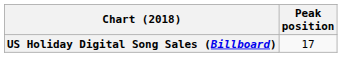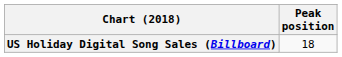(308, 44) 17 -> (308, 44) 18
